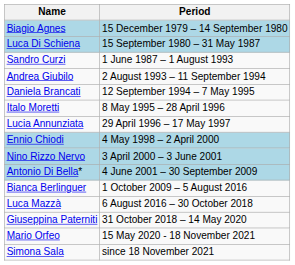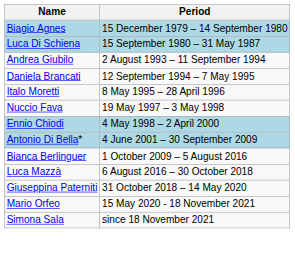- row: (36, 60)
- row: (45, 124)
+ row: (35, 108)
- row: (46, 156)
